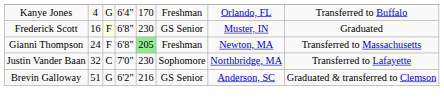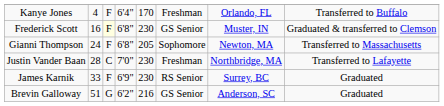(109, 12) G -> (109, 12) F
(362, 28) Graduated -> (362, 28) Graduated & transferred to Clemson
(146, 45) lightgreen background -> (146, 45) no background
(182, 45) Freshman -> (182, 45) Sophomore
(95, 61) 32 -> (95, 61) 28
(182, 61) Sophomore -> (182, 61) Freshman
+ row: (46, 77)
(362, 77) Graduated & transferred to Clemson -> (362, 93) Graduated
